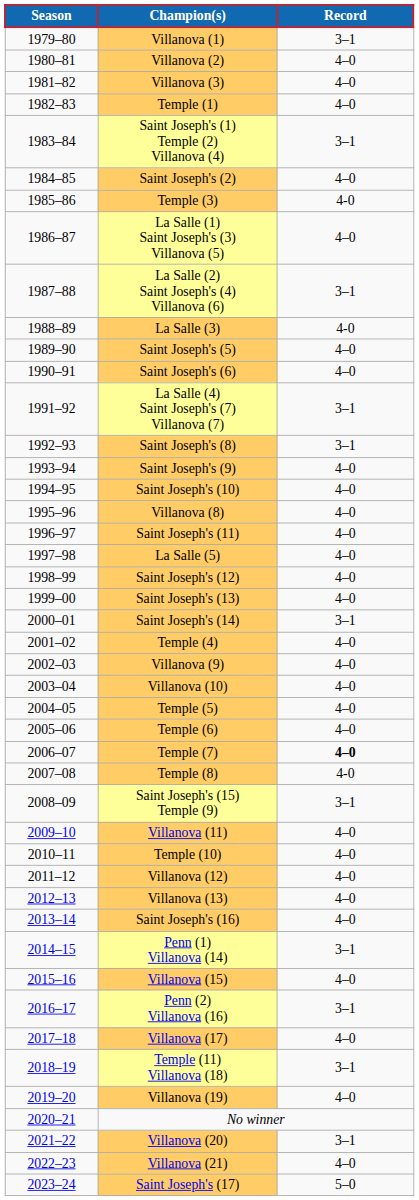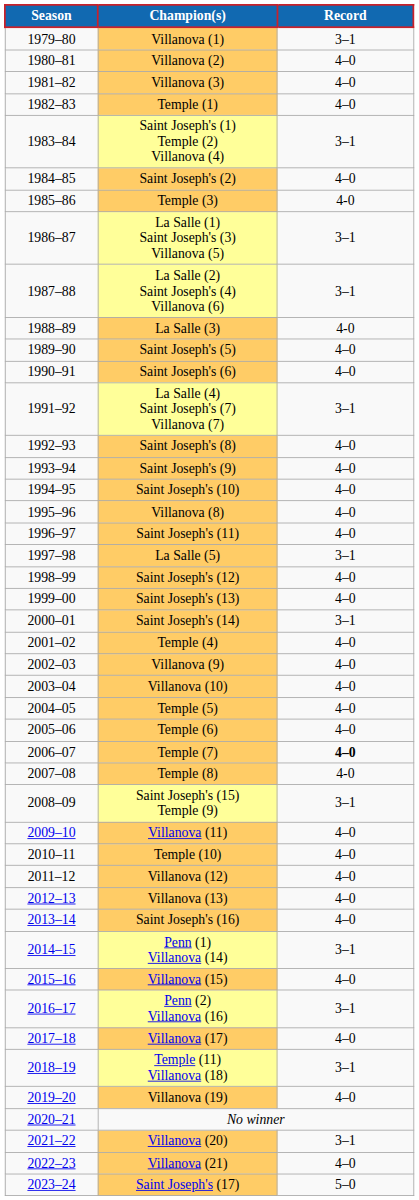(345, 238) 4–0 -> (345, 238) 3–1
(345, 446) 3–1 -> (345, 446) 4–0
(345, 555) 4–0 -> (345, 555) 3–1
